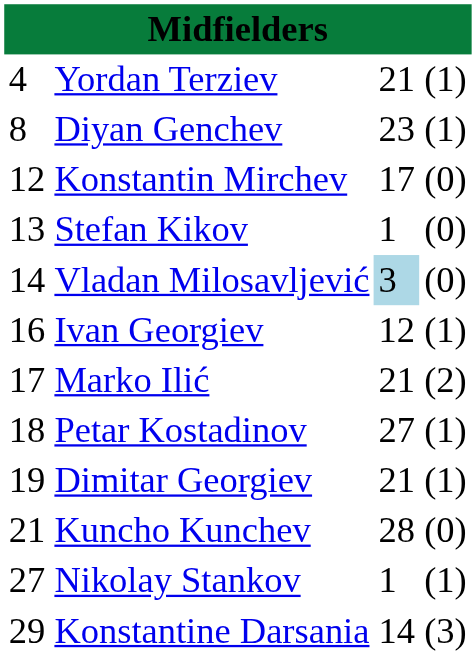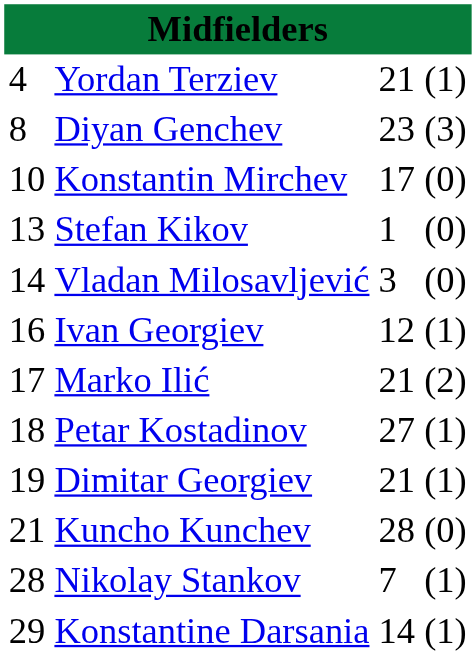(445, 128) (1) -> (445, 128) (3)
(27, 179) 12 -> (27, 179) 10
(388, 279) lightblue background -> (388, 279) no background
(27, 580) 27 -> (27, 580) 28
(388, 580) 1 -> (388, 580) 7
(445, 630) (3) -> (445, 630) (1)
